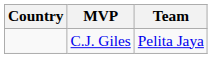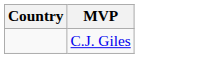- column: (171, 16)
